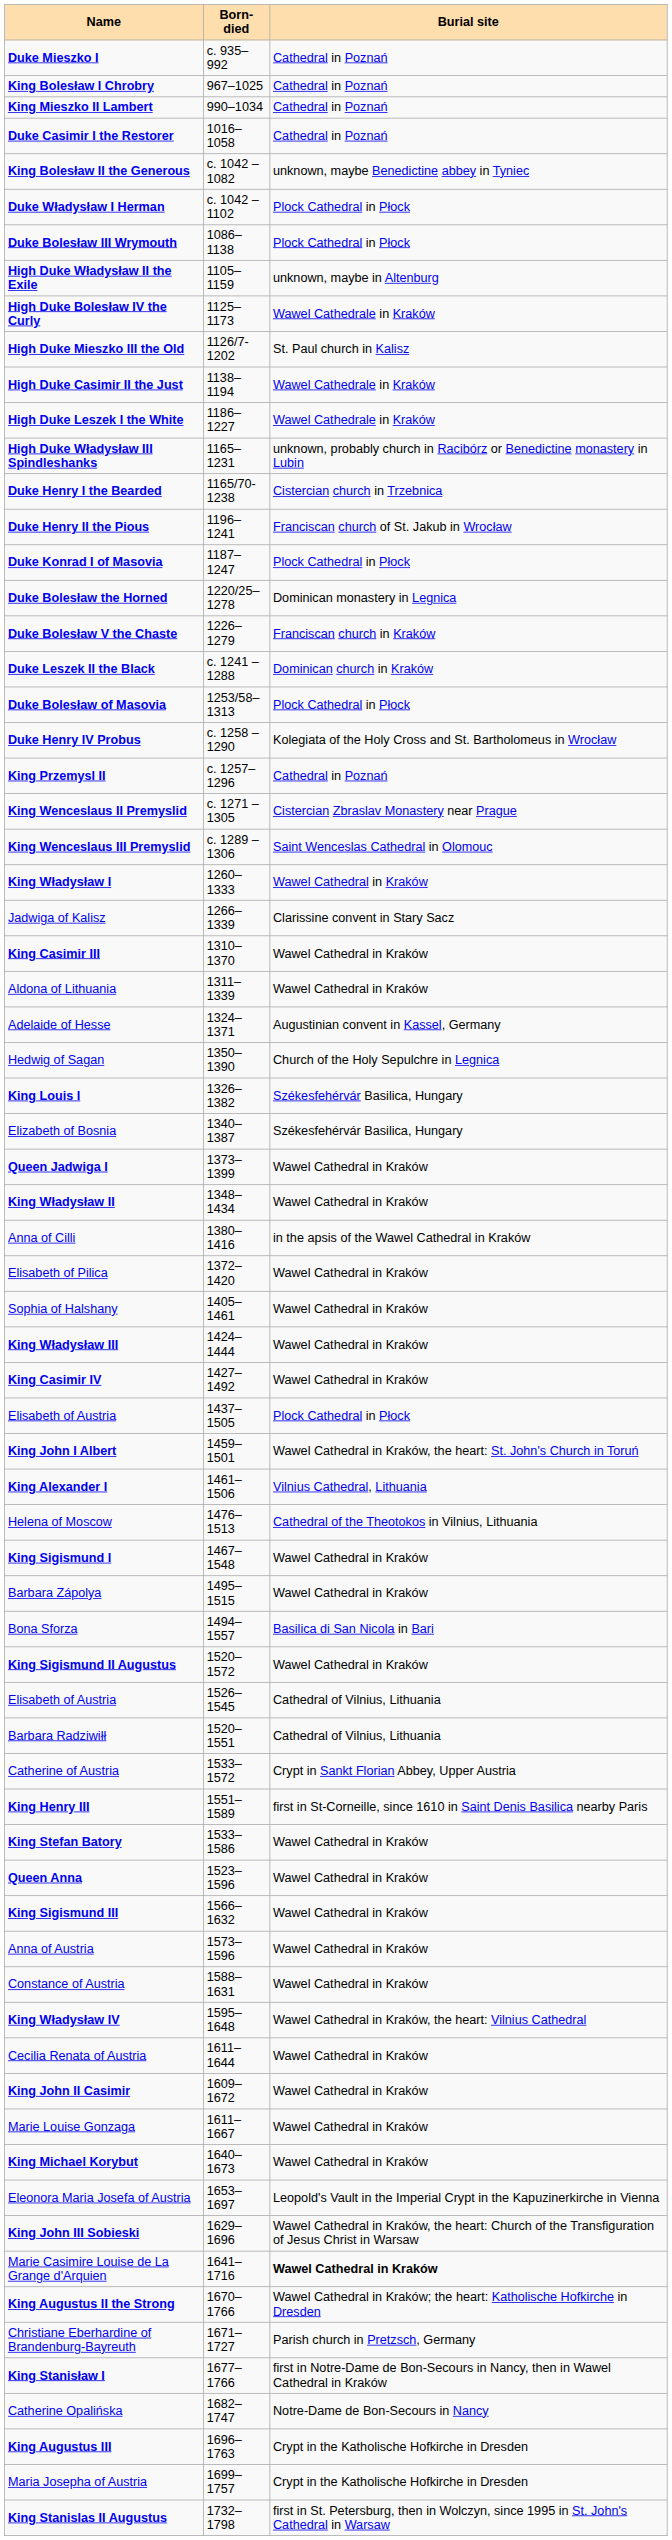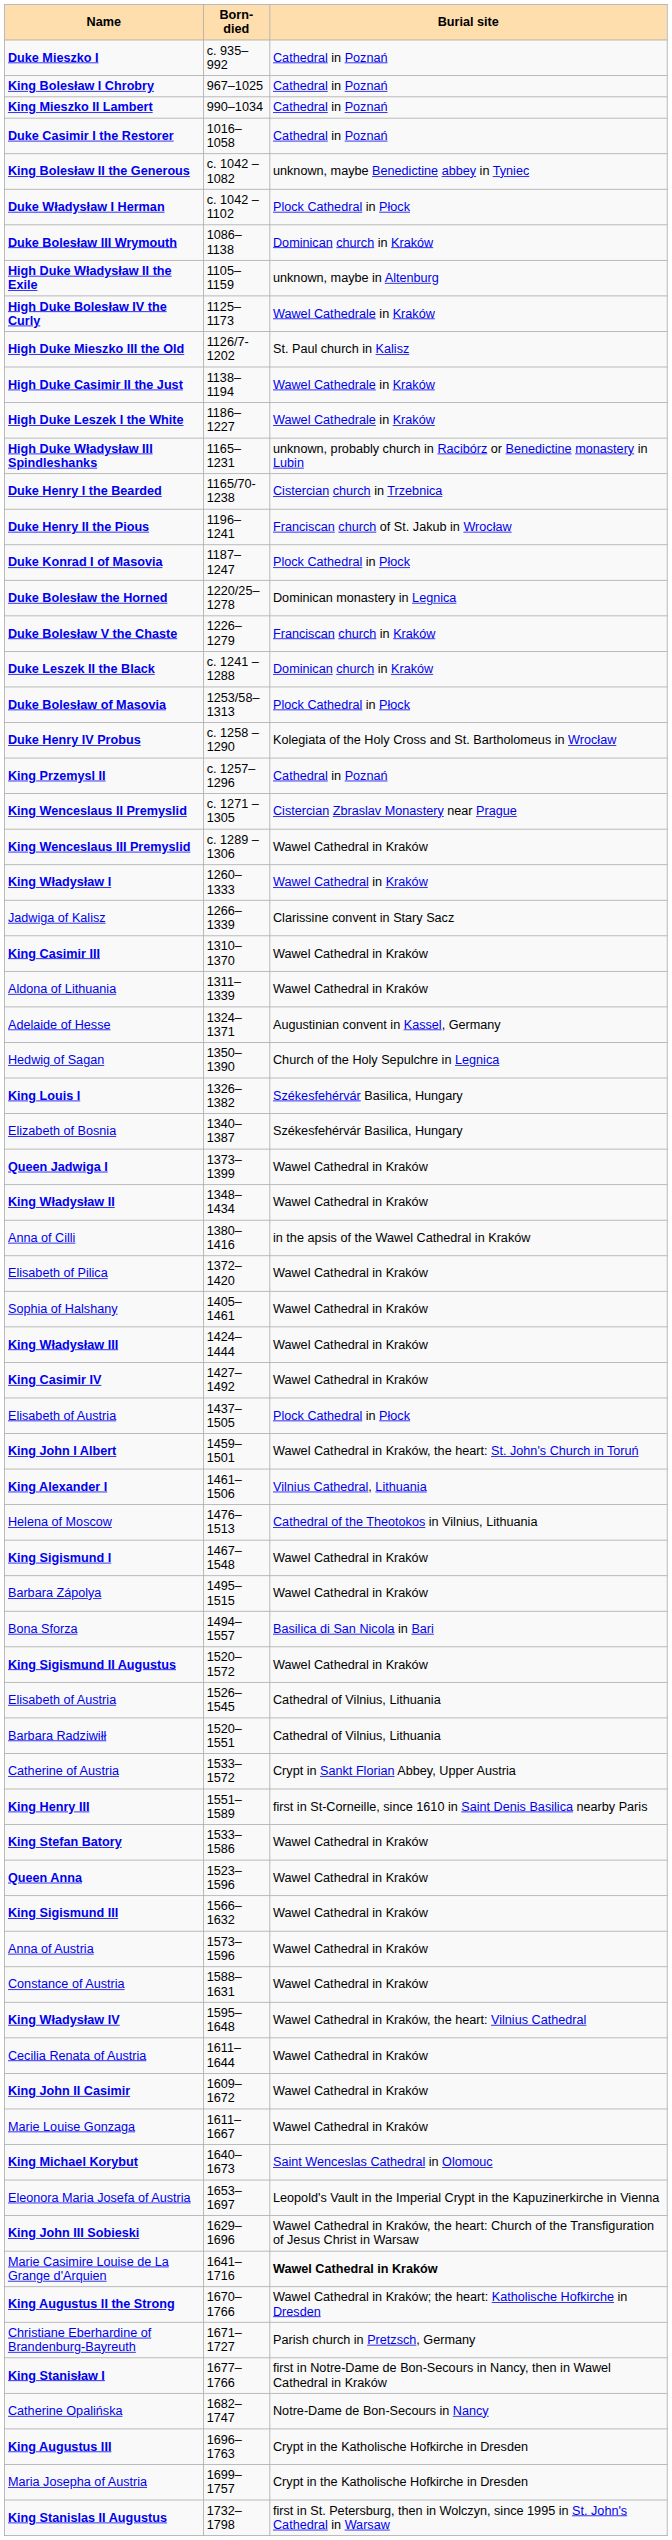(341, 242) Plock Cathedral in Płock -> (353, 242) Dominican church in Kraków
(383, 847) Saint Wenceslas Cathedral in Olomouc -> (350, 847) Wawel Cathedral in Kraków
(350, 2162) Wawel Cathedral in Kraków -> (383, 2162) Saint Wenceslas Cathedral in Olomouc
